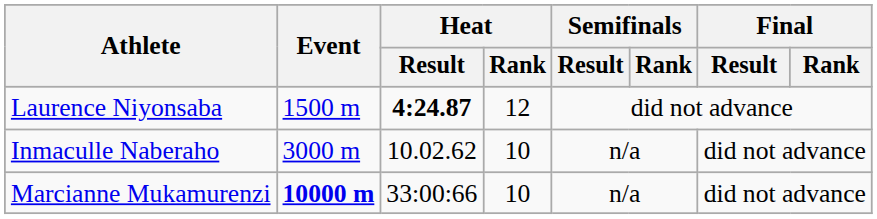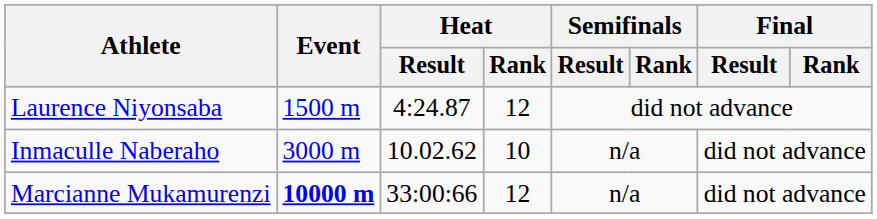(432, 108) bold -> (432, 108) normal
(518, 192) 10 -> (518, 192) 12
